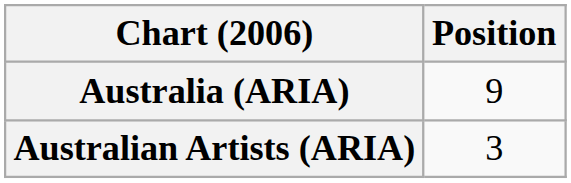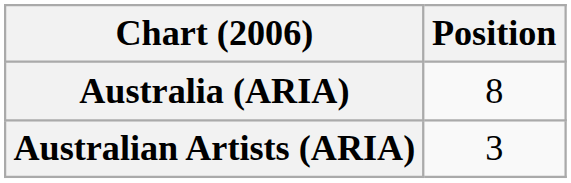(494, 90) 9 -> (494, 90) 8
